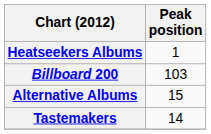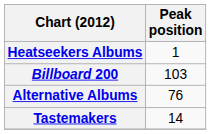(176, 96) 15 -> (176, 96) 76
